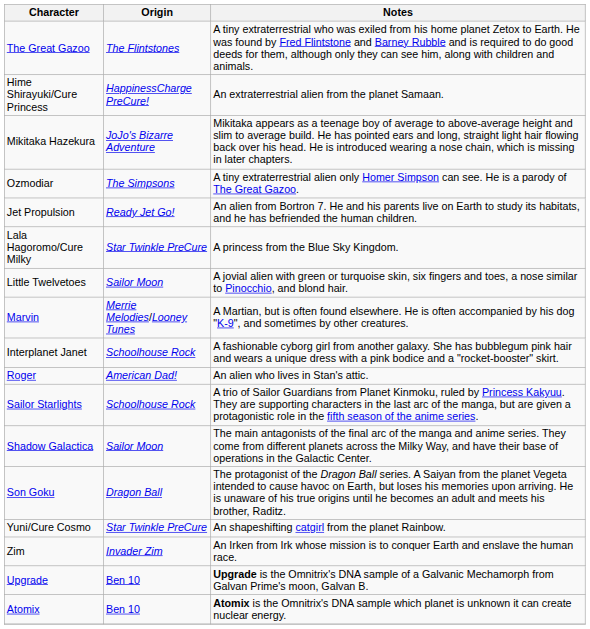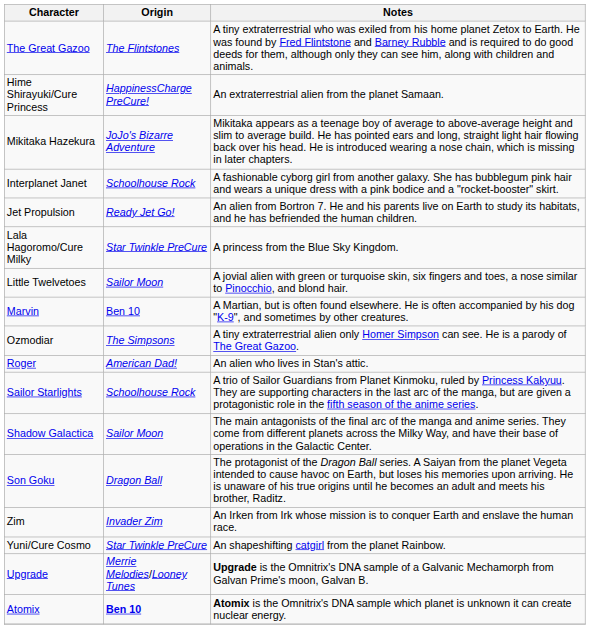rows swapped: (47, 352) <-> (30, 183)
(147, 317) Merrie Melodies/Looney Tunes -> (123, 311) Ben 10
rows swapped: (49, 528) <-> (16, 551)
(123, 580) Ben 10 -> (147, 574) Merrie Melodies/Looney Tunes
(123, 609) normal -> (124, 609) bold
